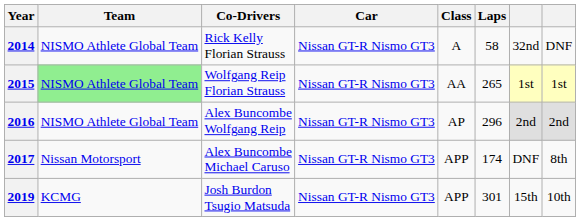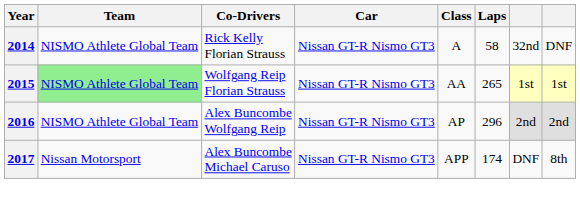- row: (21, 197)
